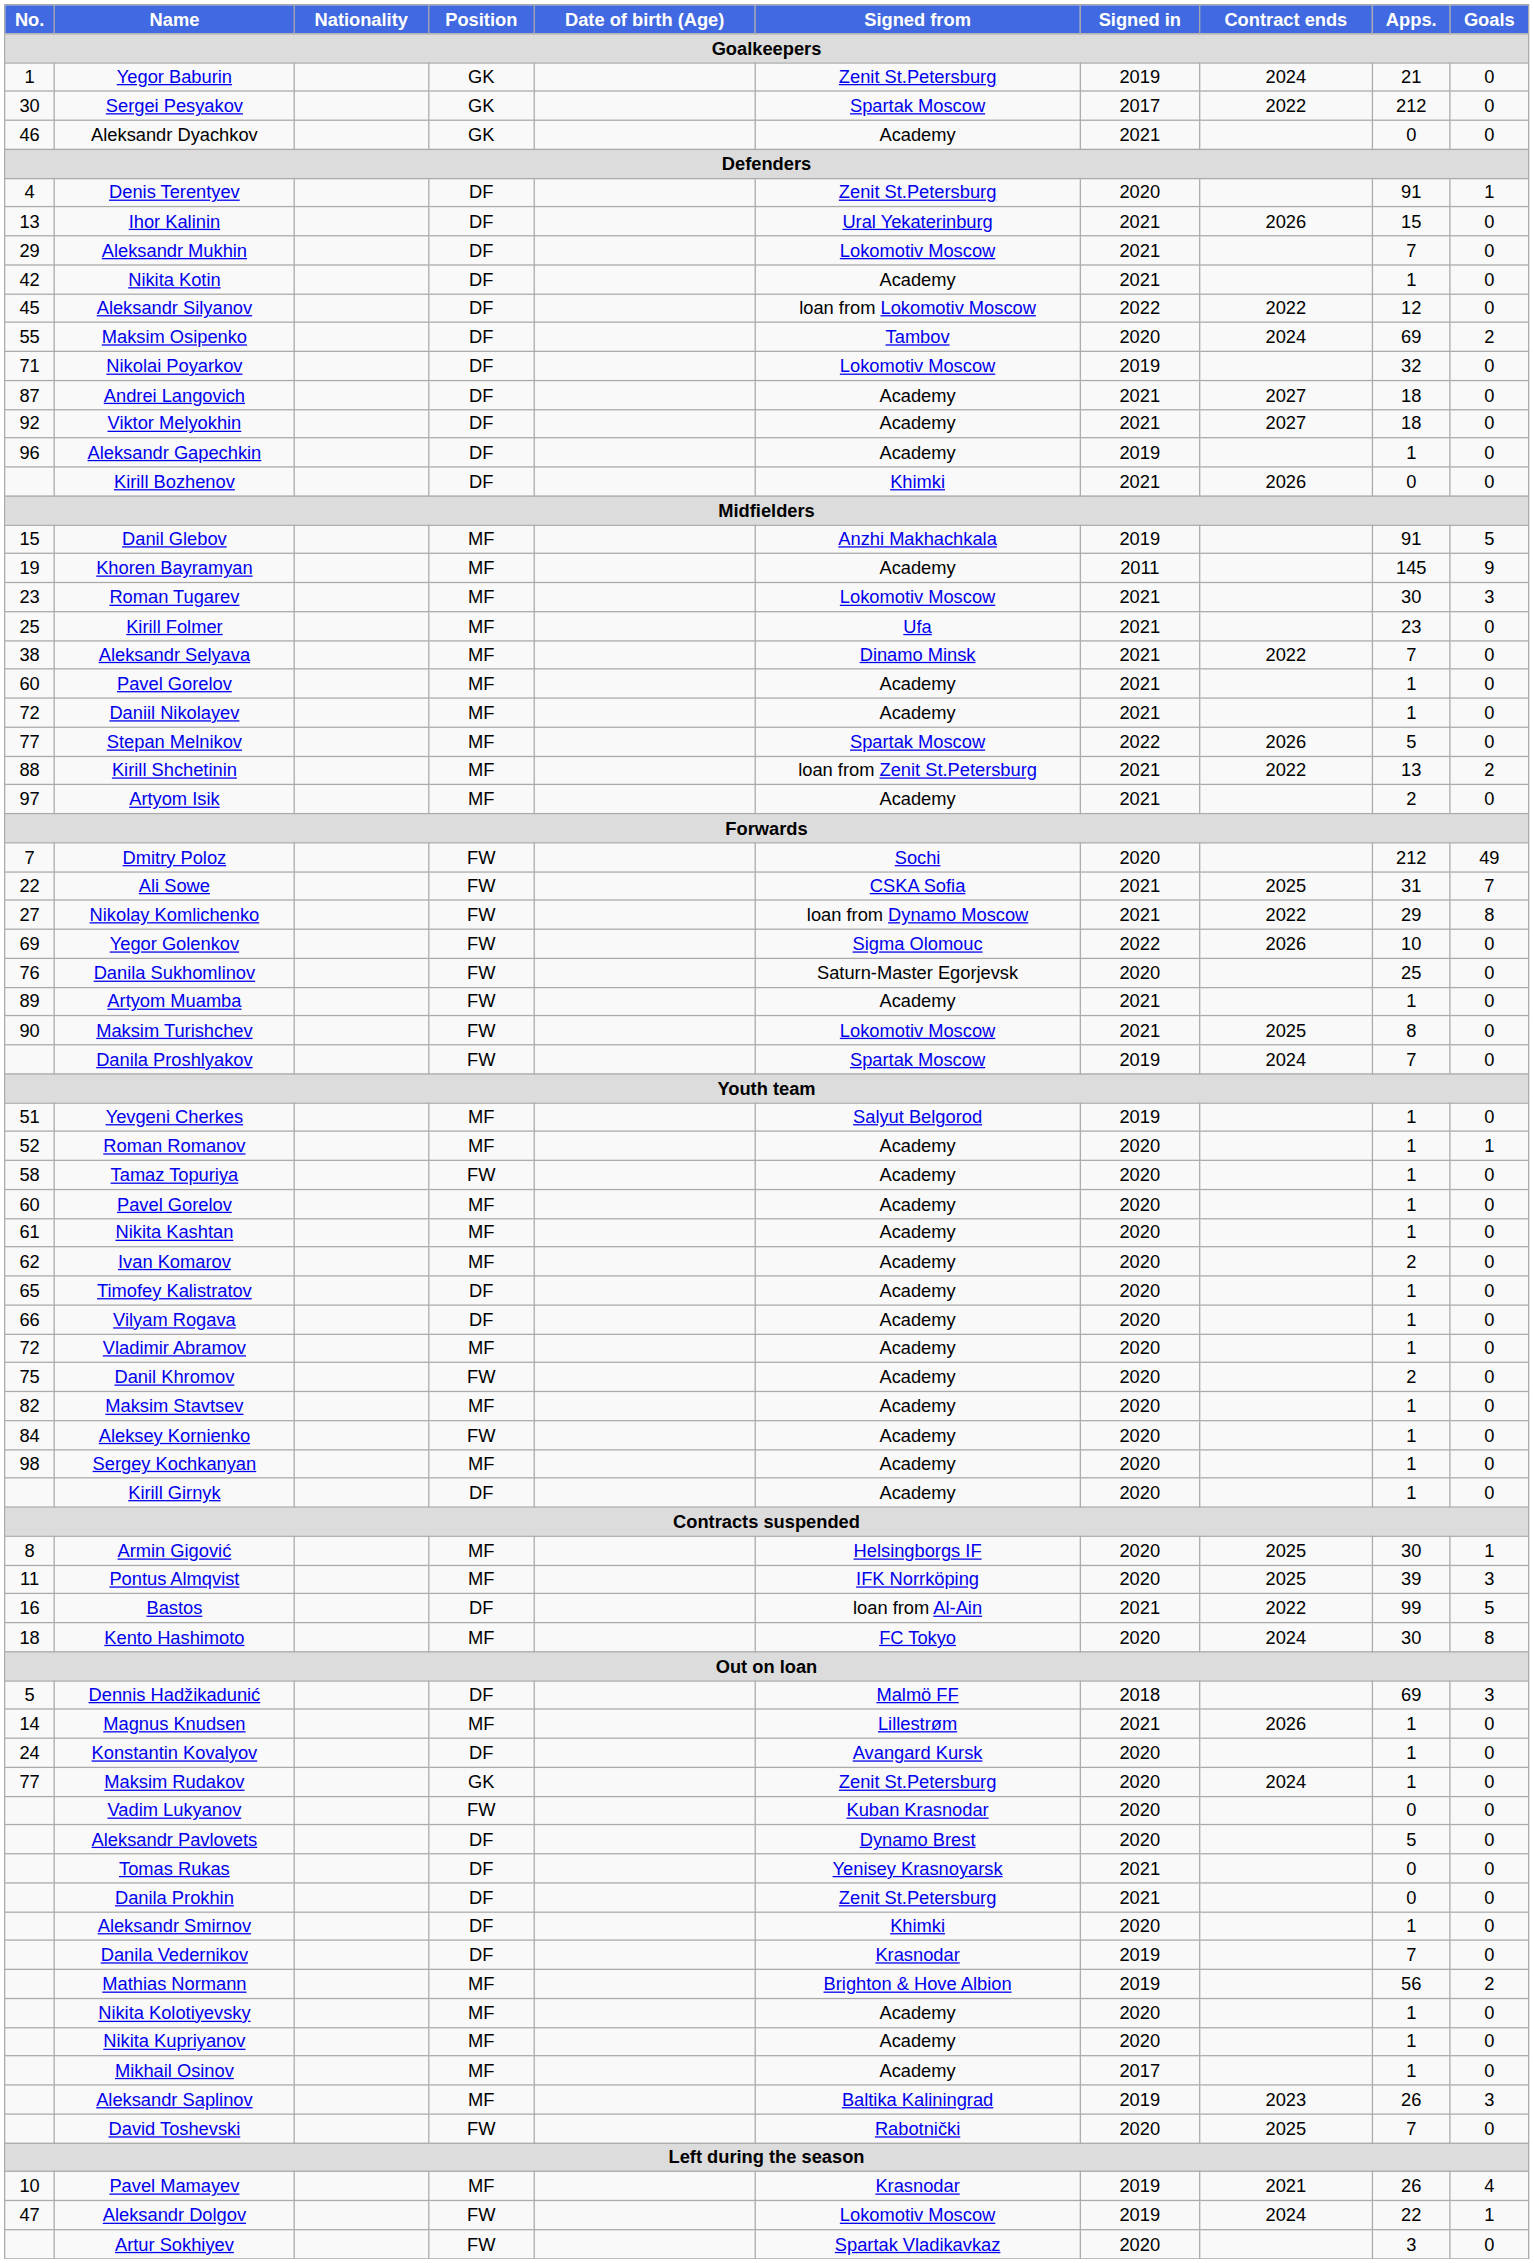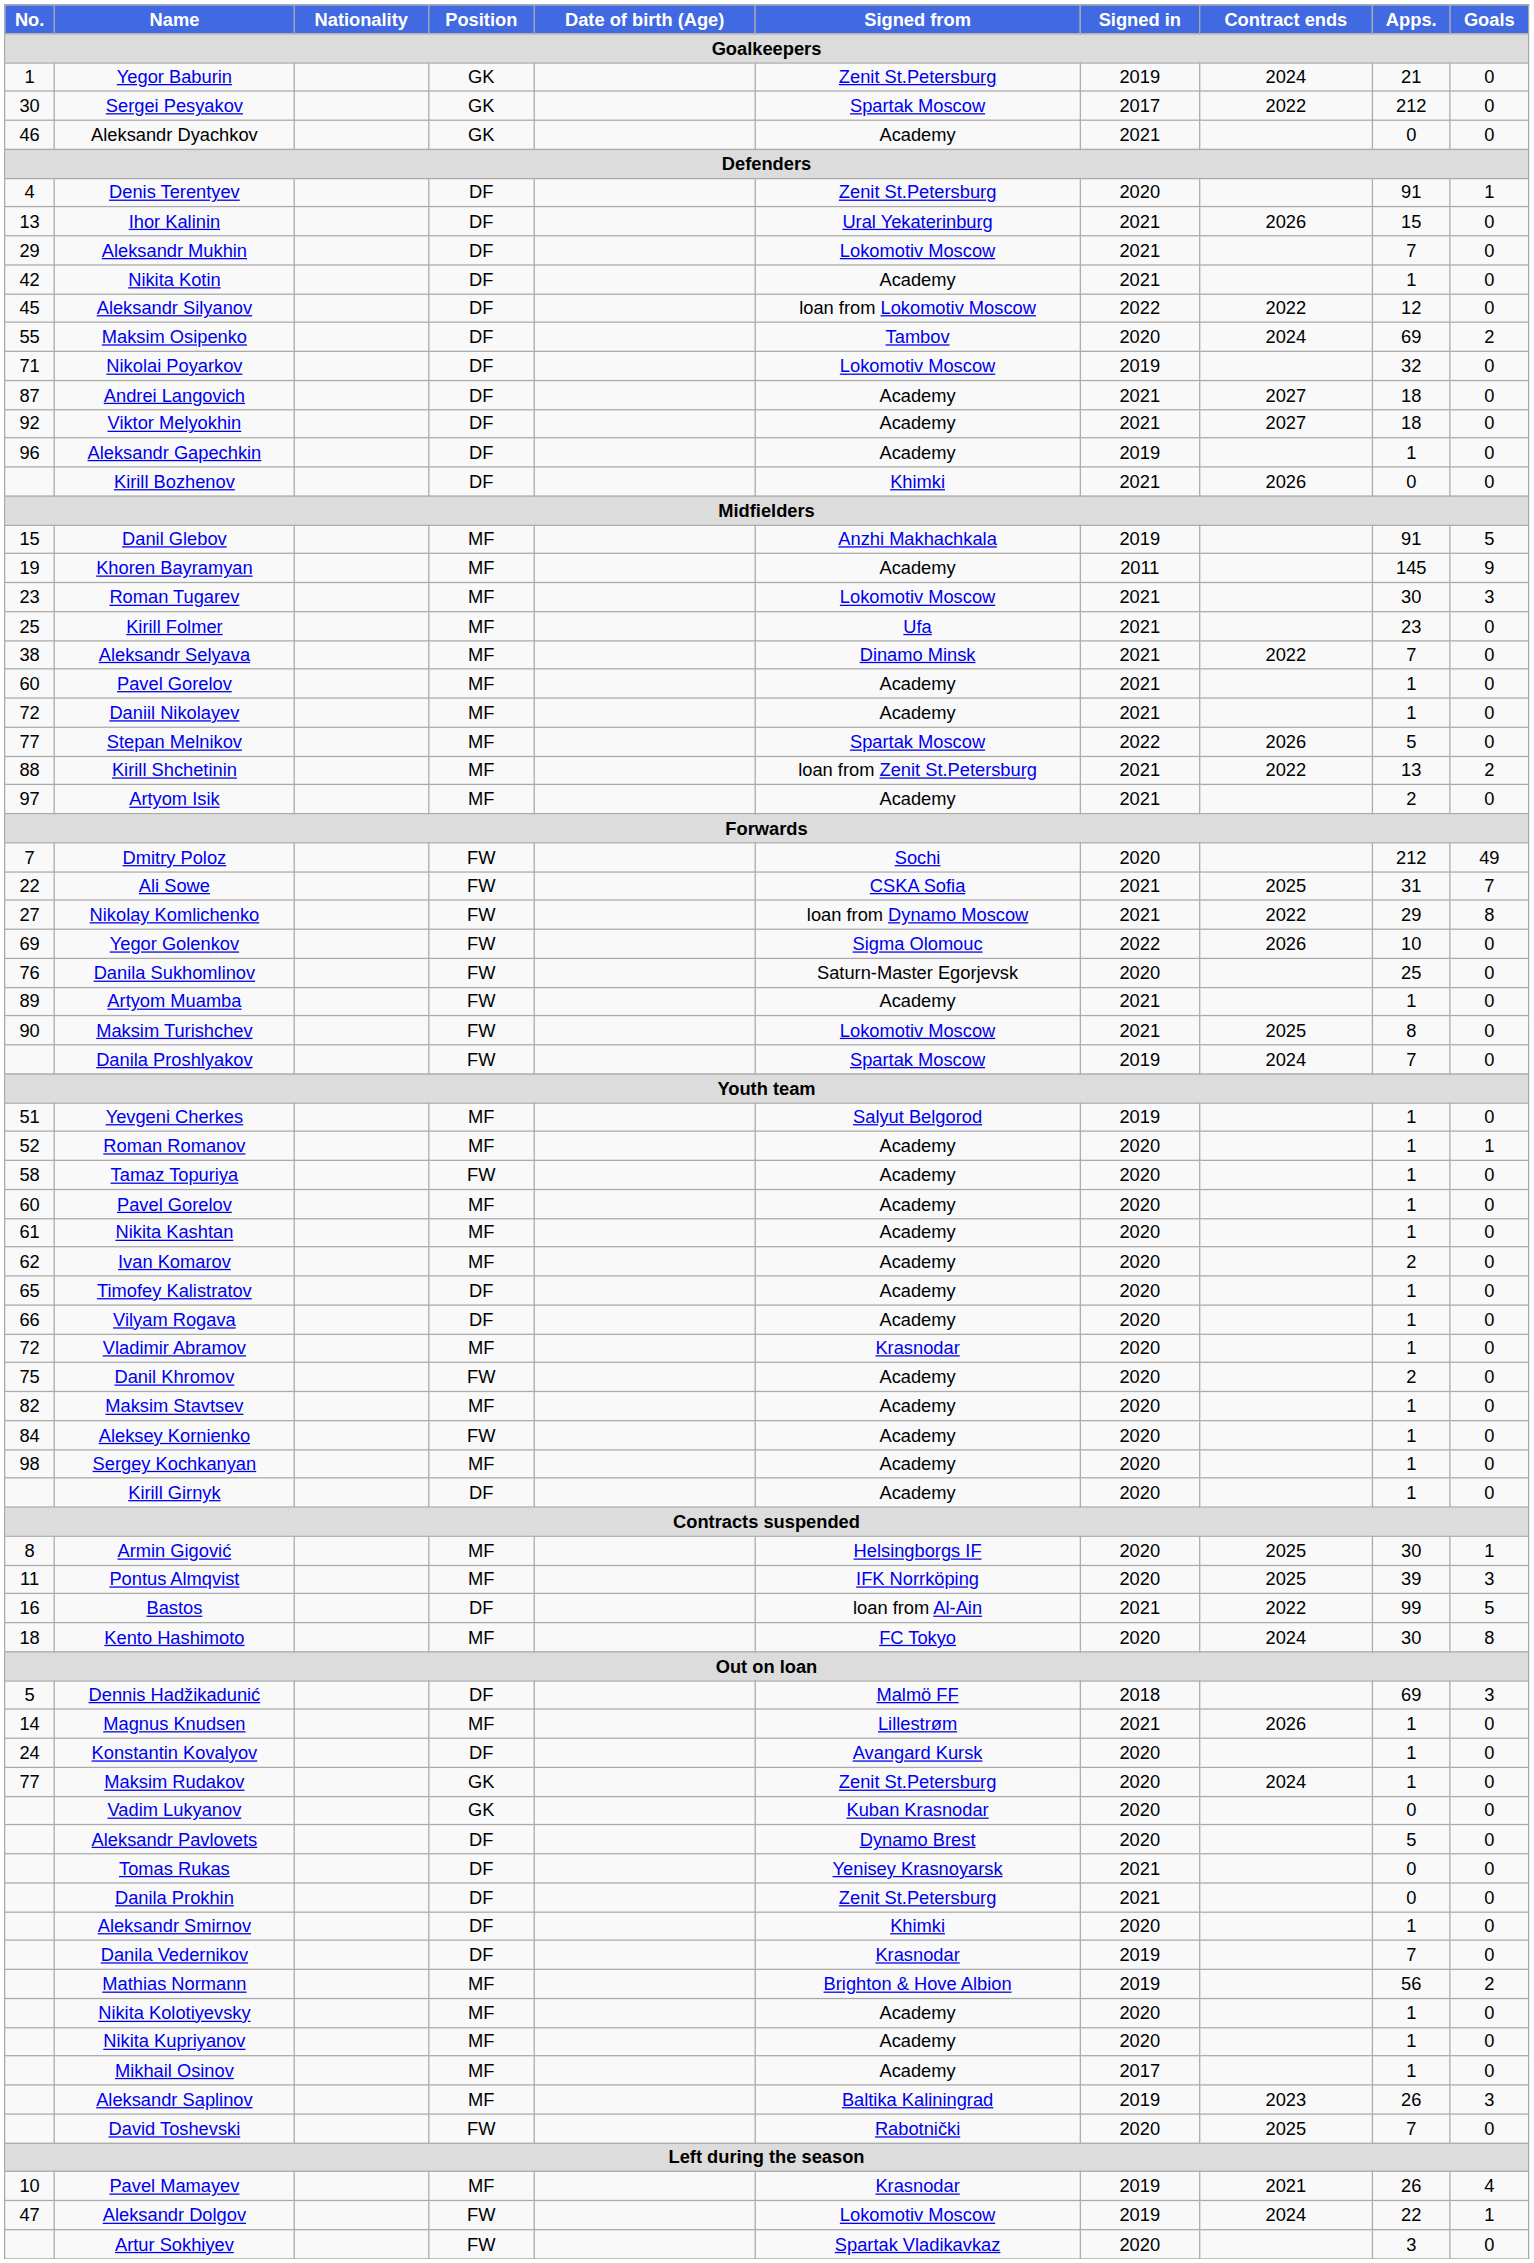(918, 1349) Academy -> (918, 1349) Krasnodar
(481, 1811) FW -> (481, 1811) GK
